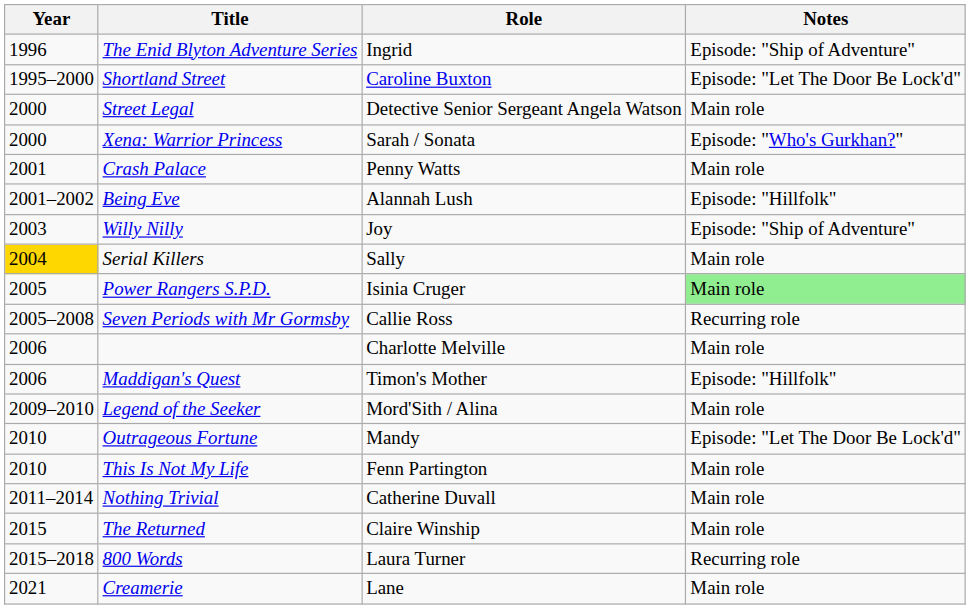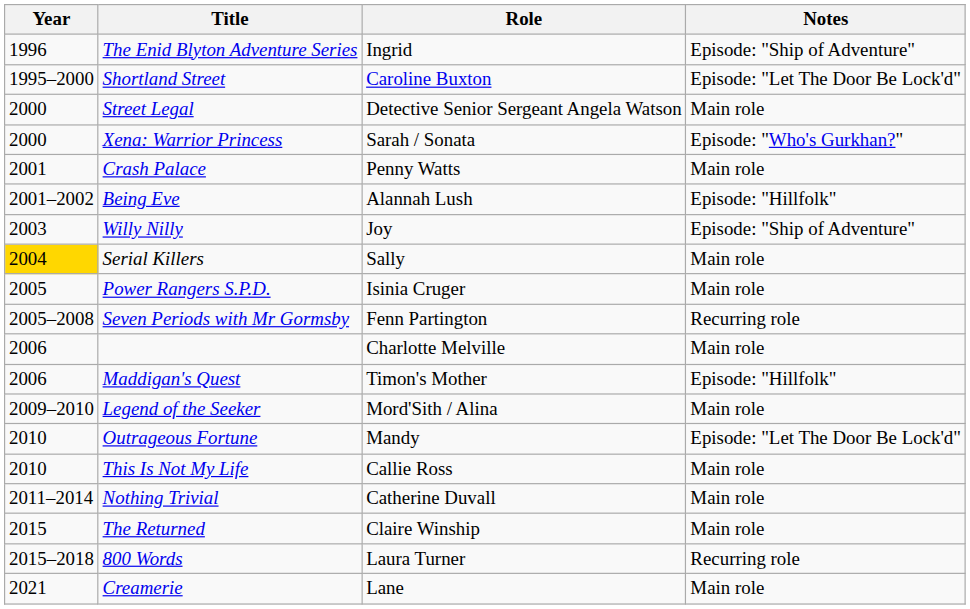(727, 288) lightgreen background -> (727, 288) no background
(409, 318) Callie Ross -> (427, 318) Fenn Partington
(427, 468) Fenn Partington -> (409, 468) Callie Ross
